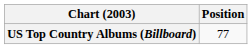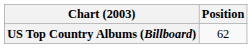(223, 33) 77 -> (223, 33) 62
